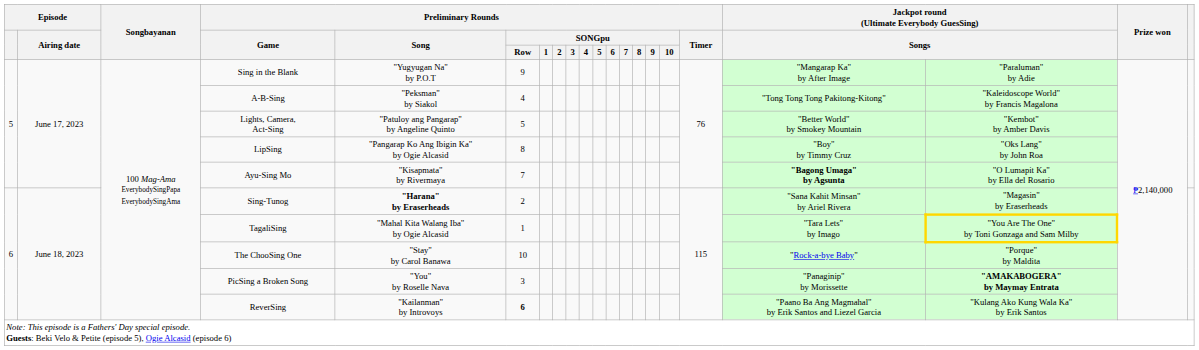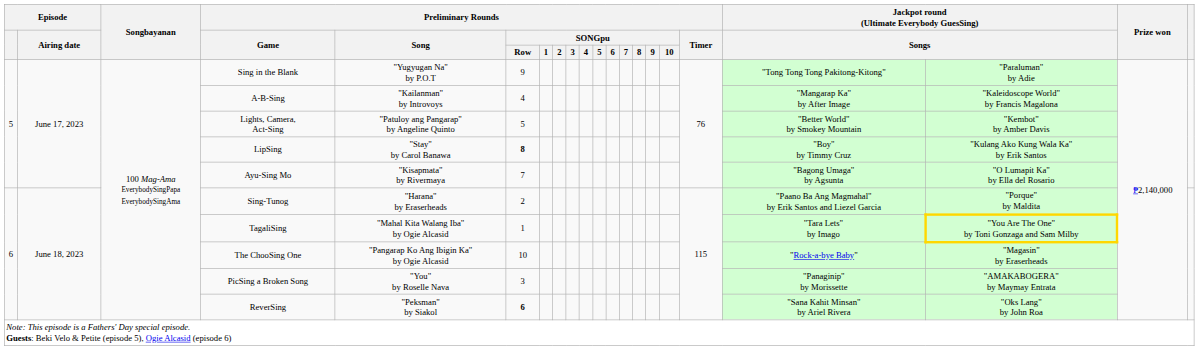(824, 73) "Mangarap Ka" by After Image -> (824, 73) "Tong Tong Tong Pakitong-Kitong"
(421, 99) "Peksman" by Siakol -> (421, 99) "Kailanman" by Introvoys
(824, 99) "Tong Tong Tong Pakitong-Kitong" -> (824, 99) "Mangarap Ka" by After Image
(421, 150) "Pangarap Ko Ang Ibigin Ka" by Ogie Alcasid -> (421, 150) "Stay" by Carol Banawa
(523, 150) normal -> (523, 150) bold
(1021, 150) "Oks Lang" by John Roa -> (1021, 150) "Kulang Ako Kung Wala Ka" by Erik Santos
(824, 175) bold -> (824, 175) normal
(421, 202) bold -> (421, 202) normal
(824, 202) "Sana Kahit Minsan" by Ariel Rivera -> (824, 202) "Paano Ba Ang Magmahal" by Erik Santos and Liezel Garcia
(1021, 201) "Magasin" by Eraserheads -> (1021, 201) "Porque" by Maldita
(421, 256) "Stay" by Carol Banawa -> (421, 256) "Pangarap Ko Ang Ibigin Ka" by Ogie Alcasid
(1021, 256) "Porque" by Maldita -> (1021, 256) "Magasin" by Eraserheads
(1021, 282) bold -> (1021, 282) normal
(421, 307) "Kailanman" by Introvoys -> (421, 307) "Peksman" by Siakol
(824, 307) "Paano Ba Ang Magmahal" by Erik Santos and Liezel Garcia -> (824, 307) "Sana Kahit Minsan" by Ariel Rivera
(1021, 307) "Kulang Ako Kung Wala Ka" by Erik Santos -> (1021, 307) "Oks Lang" by John Roa
